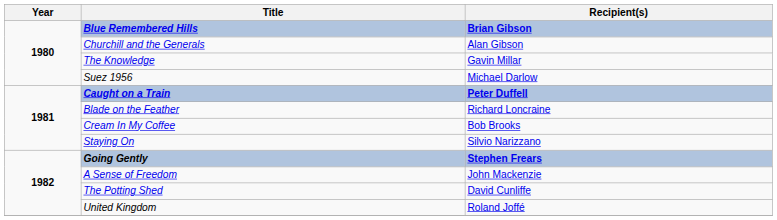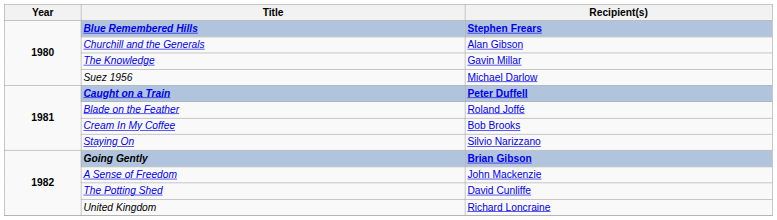(500, 28) Brian Gibson -> (505, 28) Stephen Frears
(509, 110) Richard Loncraine -> (496, 110) Roland Joffé
(505, 158) Stephen Frears -> (500, 158) Brian Gibson
(496, 207) Roland Joffé -> (509, 207) Richard Loncraine
